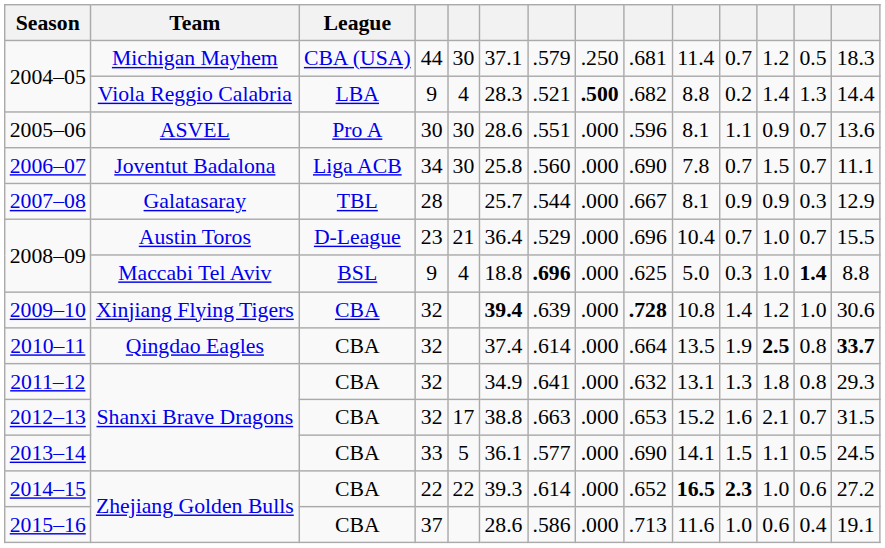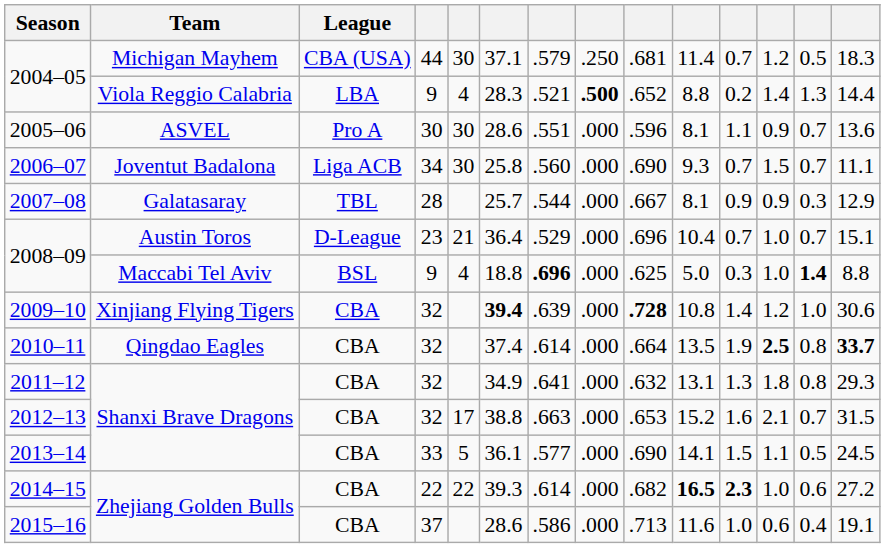(648, 94) .682 -> (648, 94) .652
(696, 165) 7.8 -> (696, 165) 9.3
(856, 237) 15.5 -> (856, 237) 15.1
(648, 488) .652 -> (648, 488) .682
